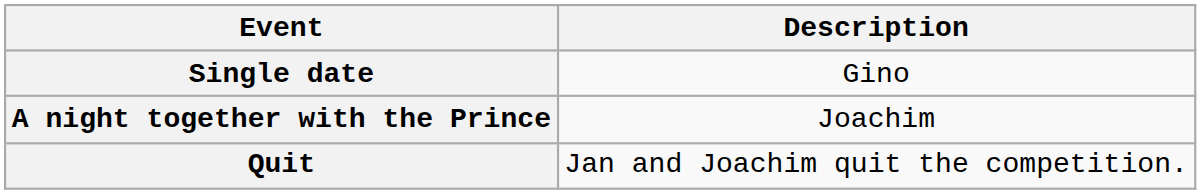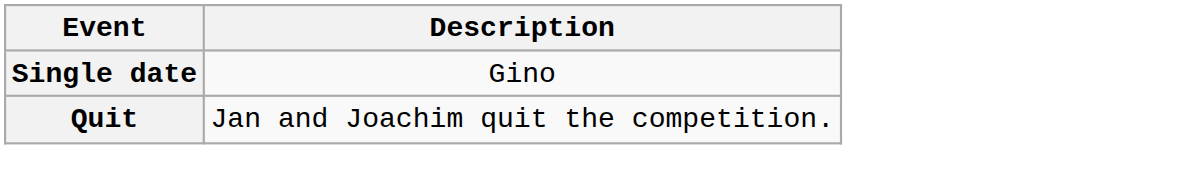- row: (281, 119)
